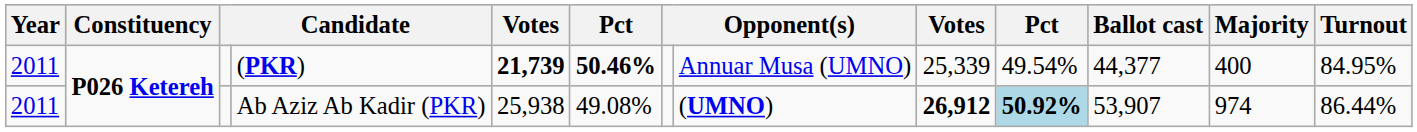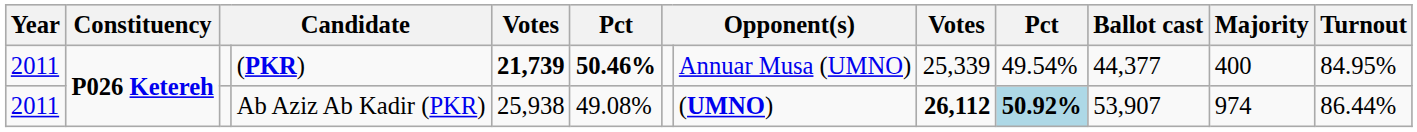(956, 106) 26,912 -> (957, 106) 26,112
